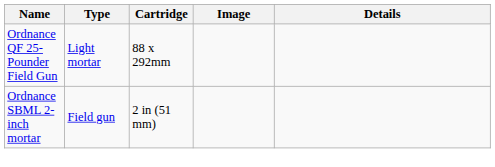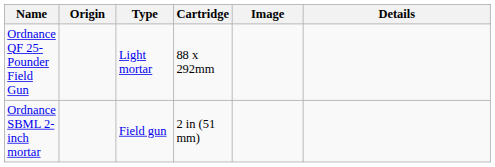+ column: (87, 14)
